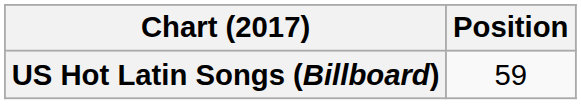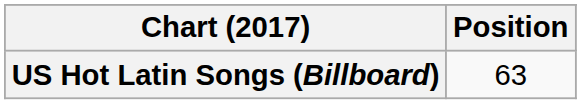(511, 74) 59 -> (511, 74) 63
